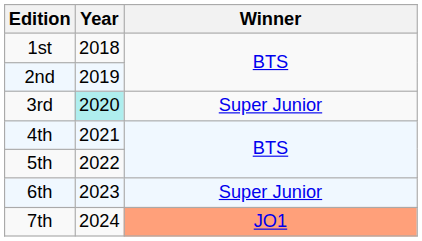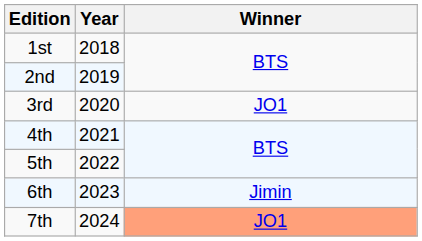(99, 105) paleturquoise background -> (99, 105) no background
(270, 105) Super Junior -> (270, 105) JO1
(270, 192) Super Junior -> (270, 192) Jimin
